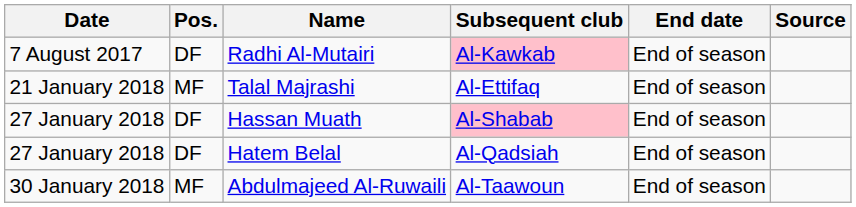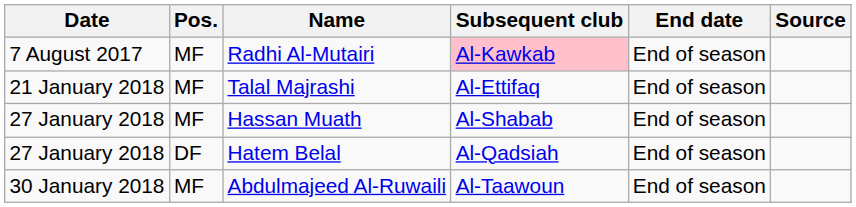(188, 53) DF -> (189, 53) MF
(188, 119) DF -> (189, 119) MF
(504, 119) pink background -> (504, 119) no background
